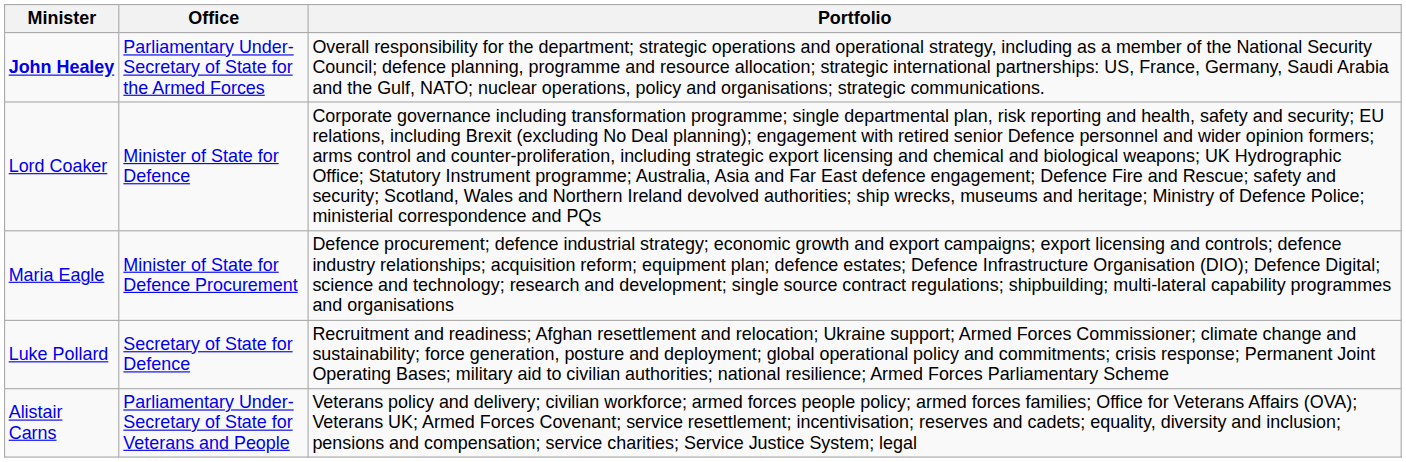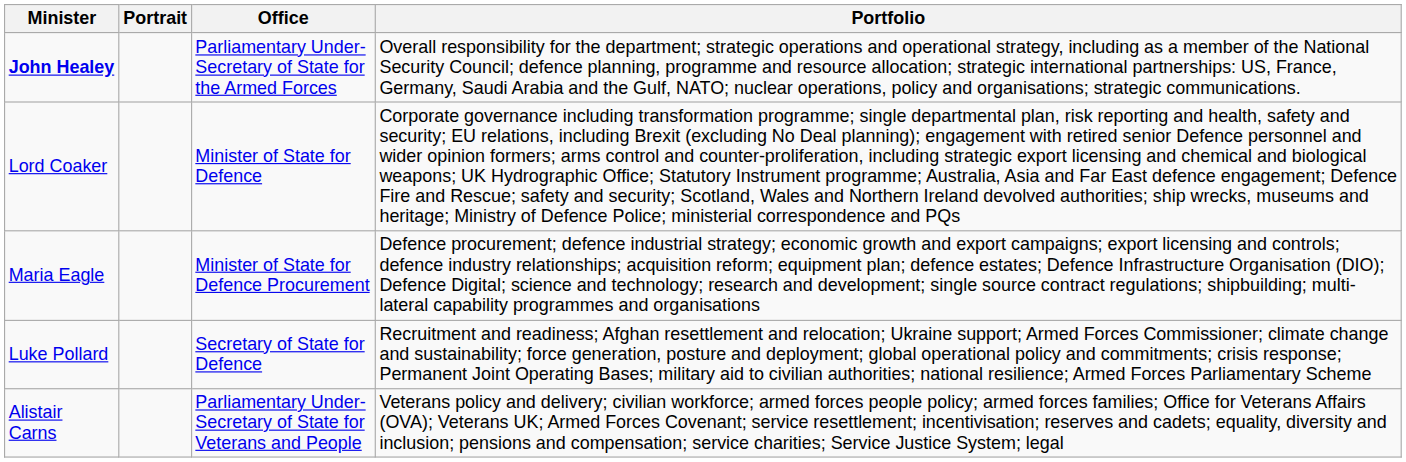+ column: (155, 18)
